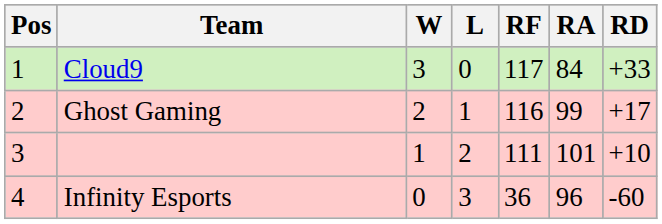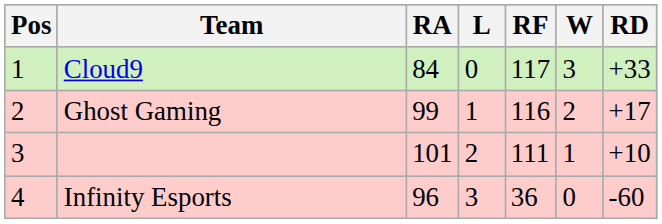columns swapped: (429, 25) <-> (576, 25)
